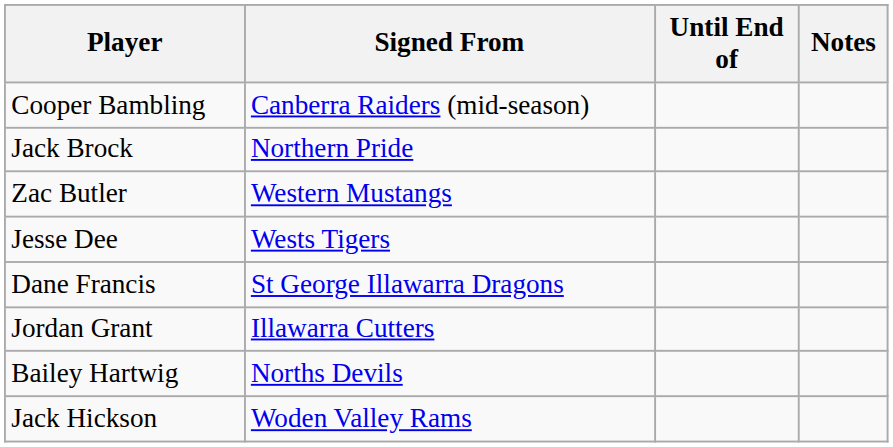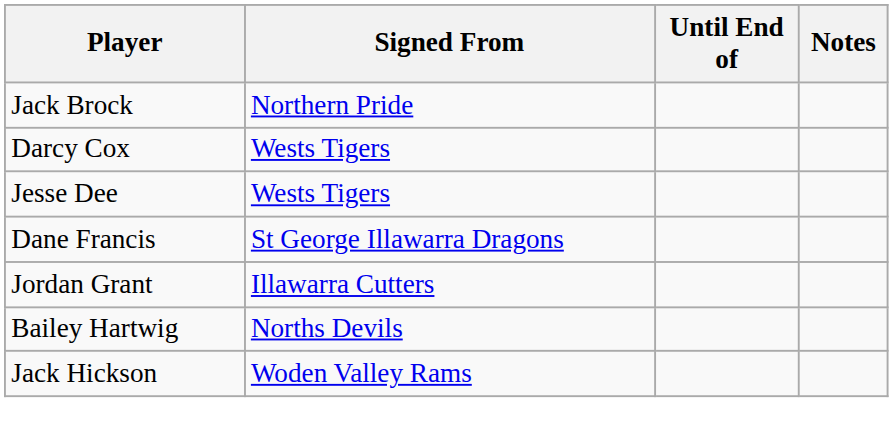- row: (108, 104)
- row: (69, 194)
+ row: (71, 149)
